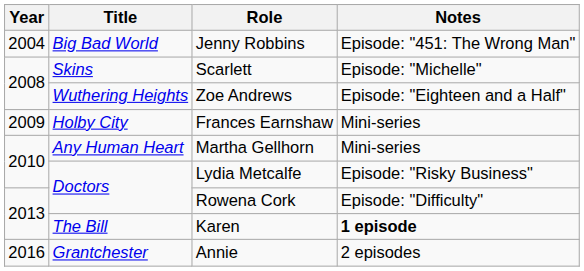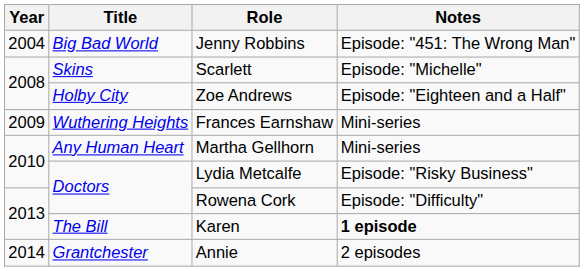(120, 95) Wuthering Heights -> (90, 95) Holby City
(90, 122) Holby City -> (120, 122) Wuthering Heights
(27, 252) 2016 -> (27, 252) 2014
